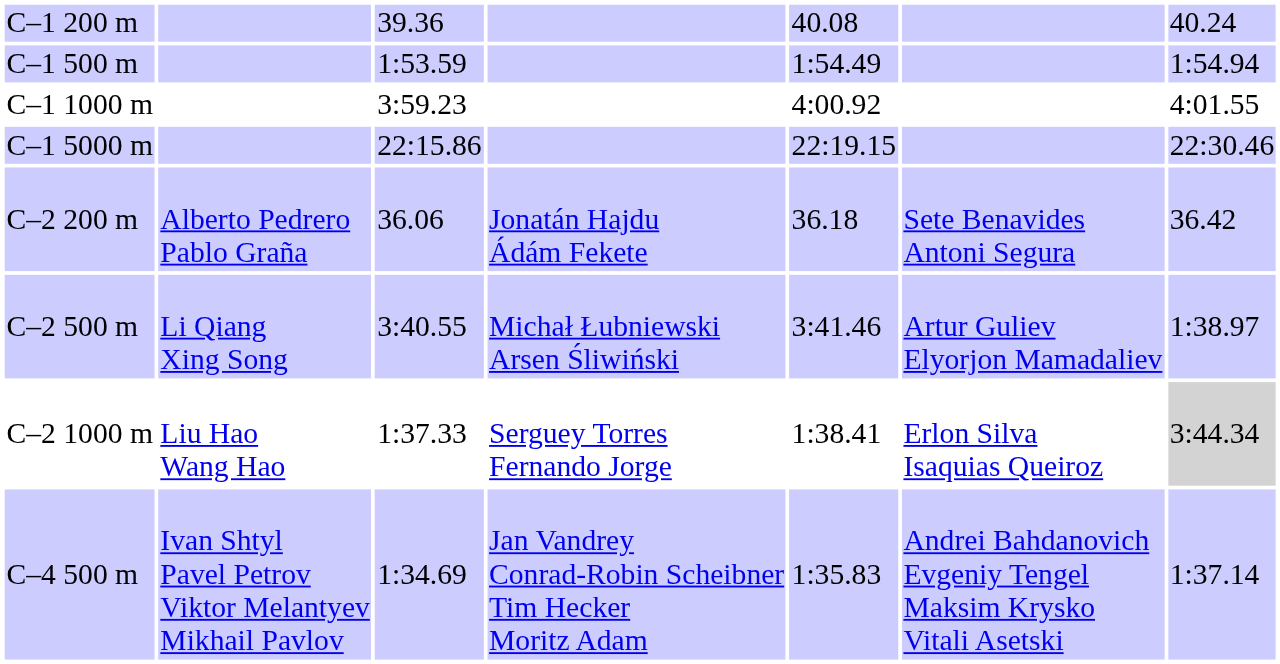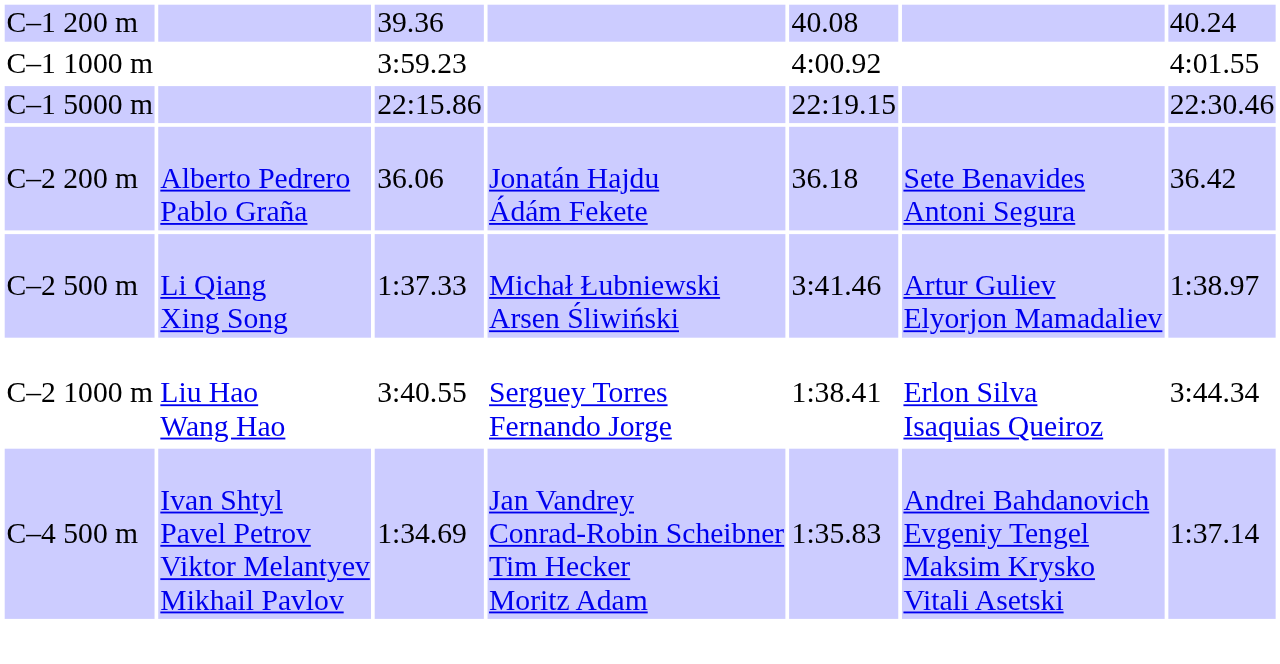- row: (72, 63)
(422, 326) 3:40.55 -> (422, 285) 1:37.33
(422, 433) 1:37.33 -> (422, 392) 3:40.55
(1215, 433) lightgrey background -> (1215, 392) no background
